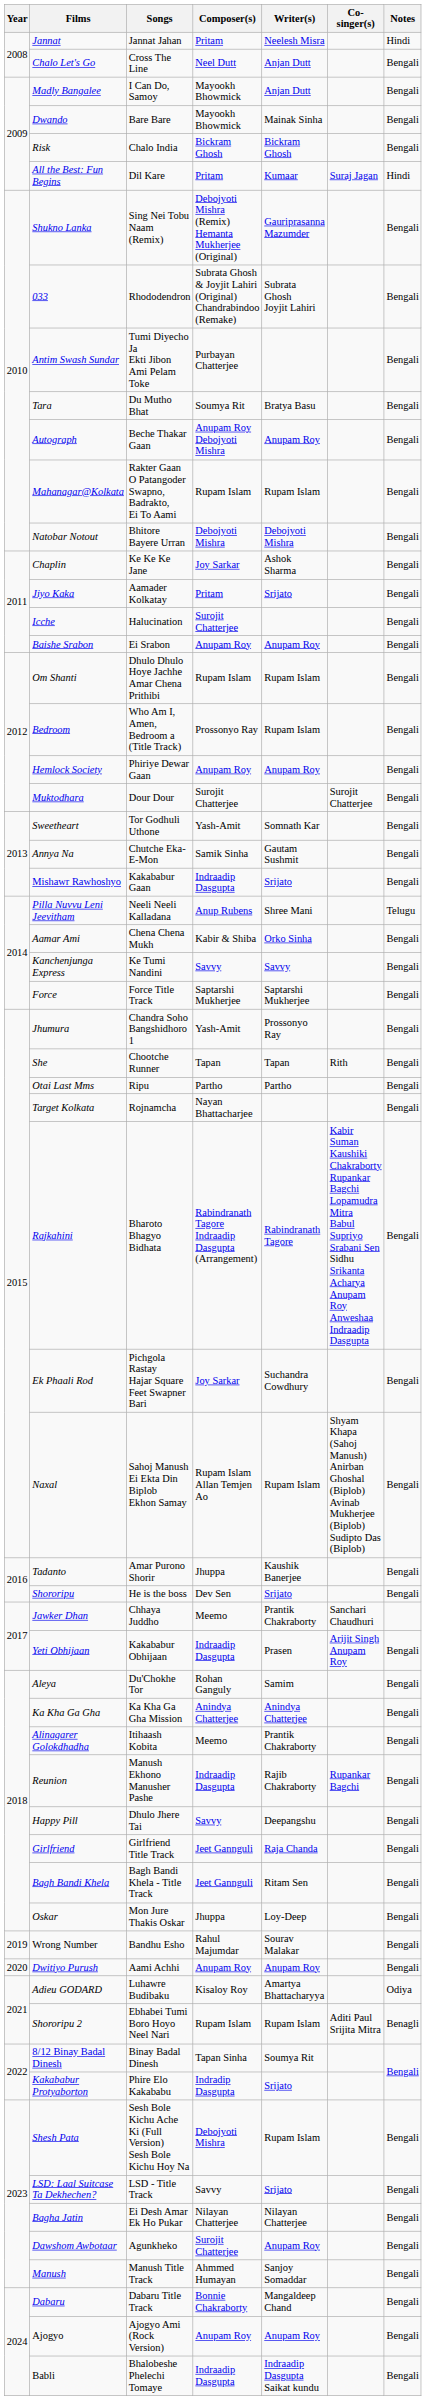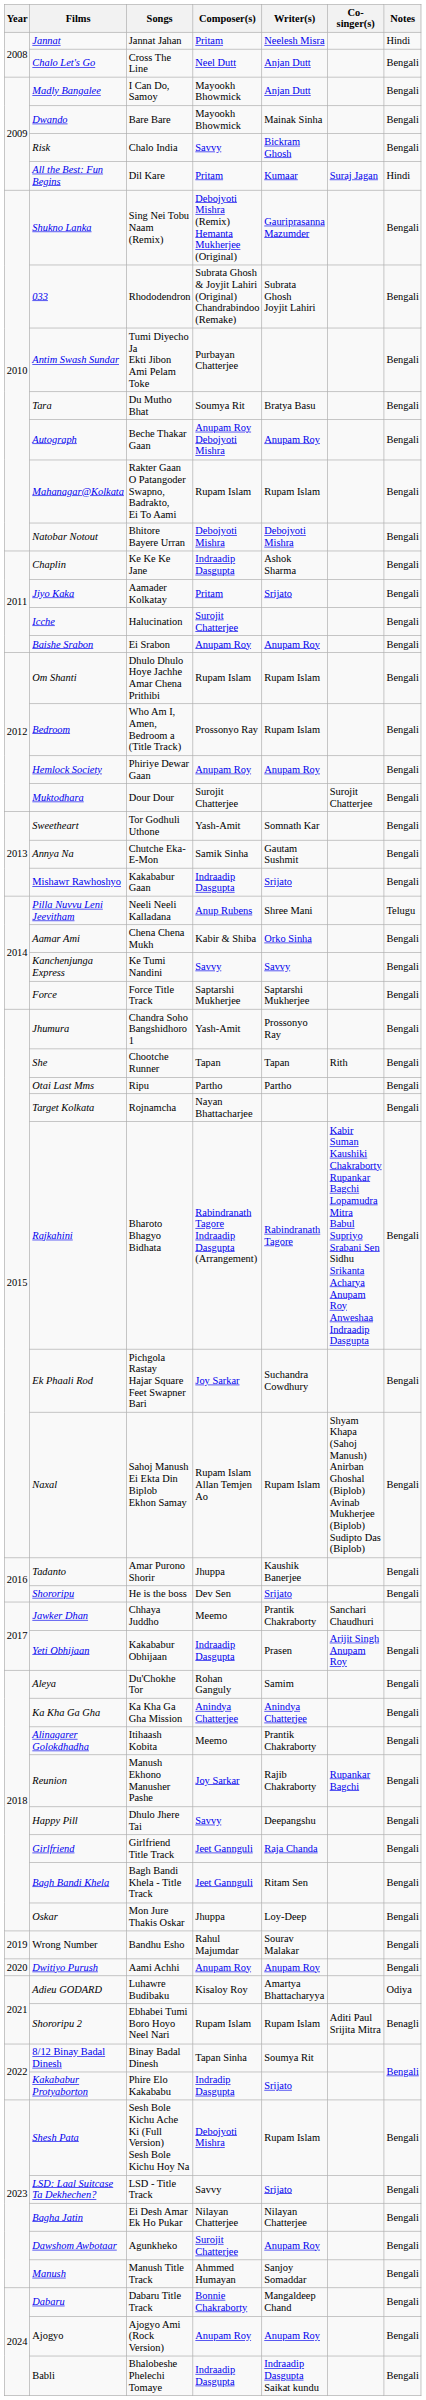(213, 147) Bickram Ghosh -> (208, 147) Savvy
(217, 565) Joy Sarkar -> (215, 565) Indraadip Dasgupta
(215, 1780) Indraadip Dasgupta -> (217, 1780) Joy Sarkar
